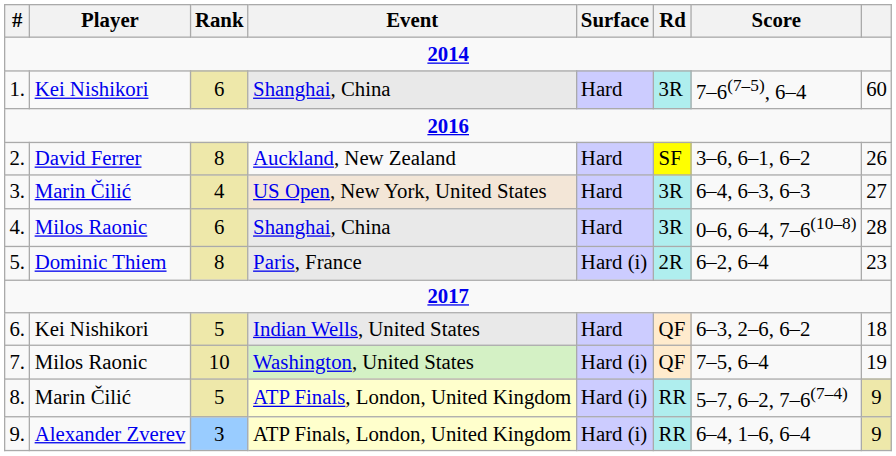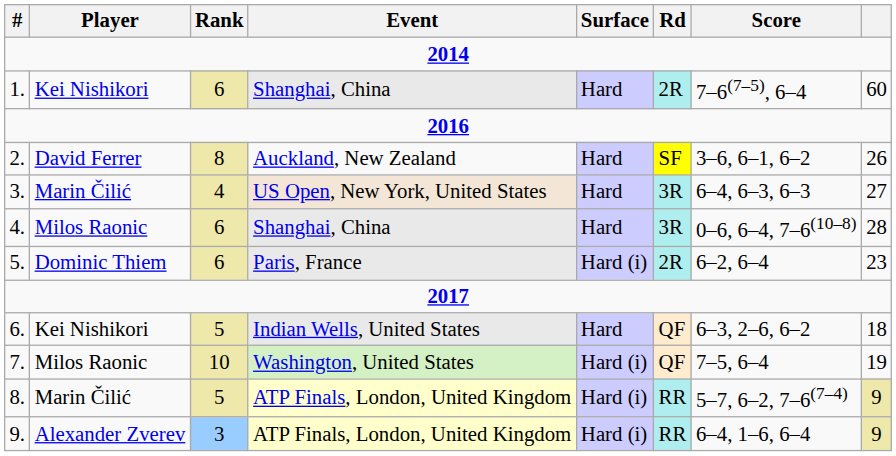(671, 89) 3R -> (671, 89) 2R
(219, 263) 8 -> (219, 263) 6
